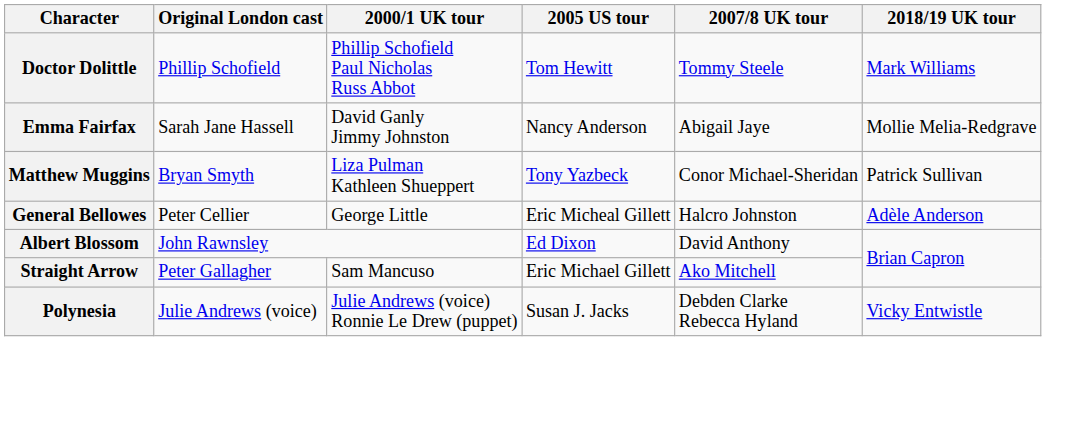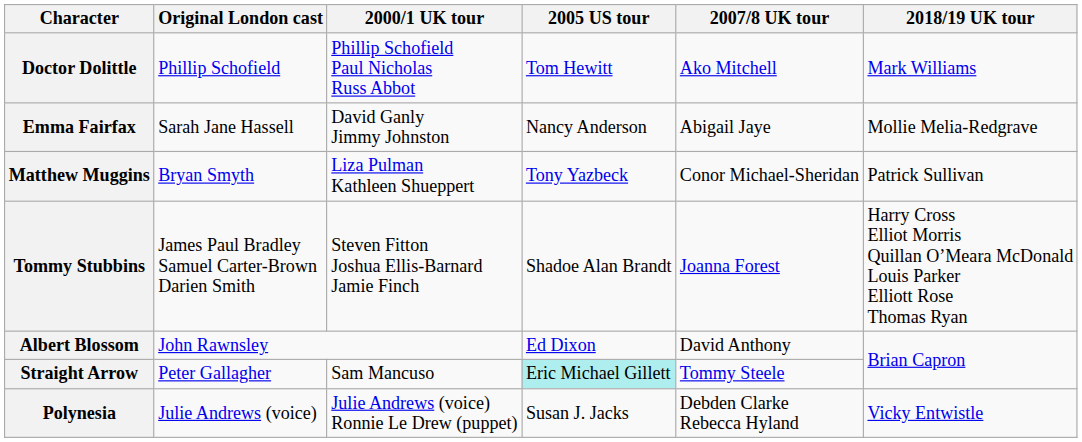(731, 67) Tommy Steele -> (728, 67) Ako Mitchell
+ row: (79, 265)
- row: (79, 214)
(598, 272) no background -> (598, 373) paleturquoise background
(727, 272) Ako Mitchell -> (732, 373) Tommy Steele
